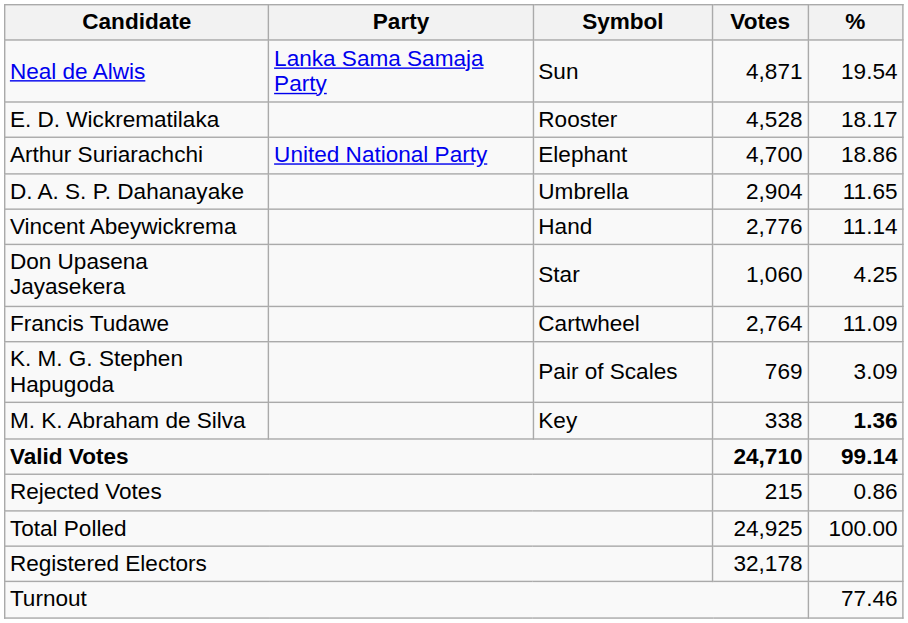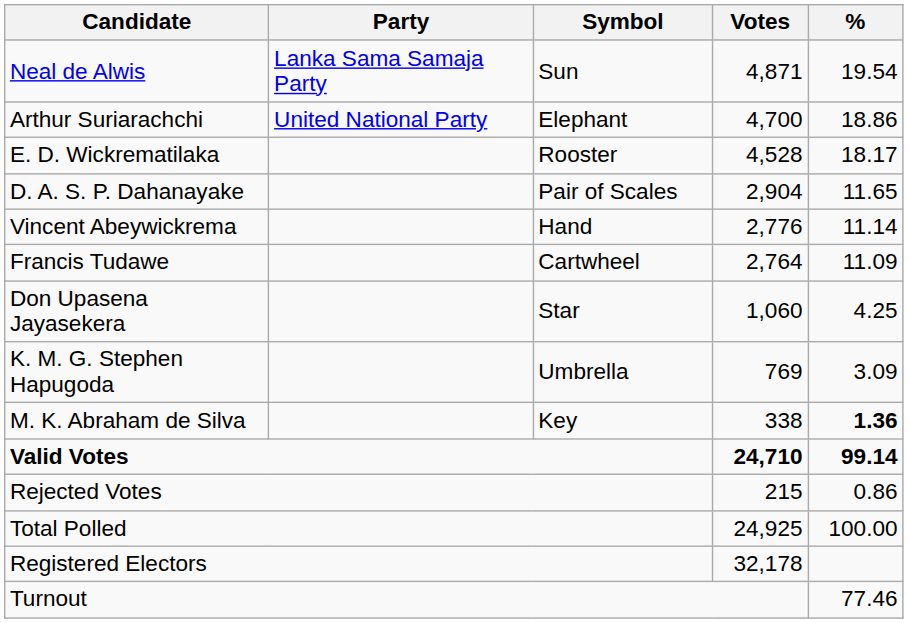rows swapped: (106, 155) <-> (115, 119)
(583, 190) Umbrella -> (608, 190) Pair of Scales
rows swapped: (90, 323) <-> (79, 275)
(608, 372) Pair of Scales -> (583, 372) Umbrella
